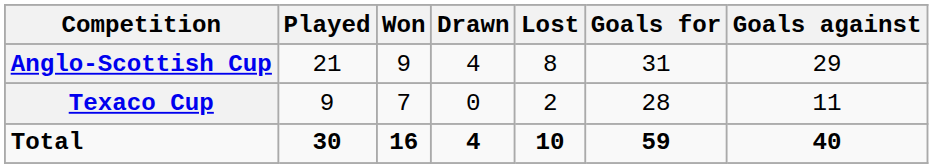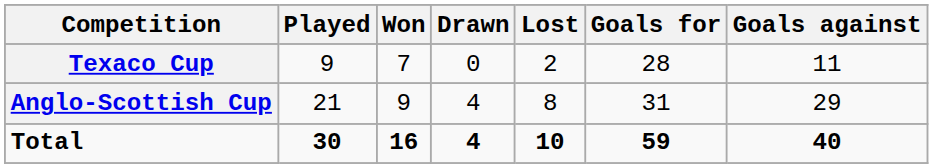rows swapped: (141, 103) <-> (141, 64)
